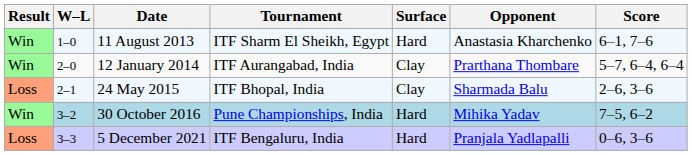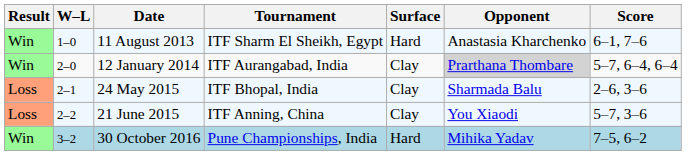(516, 65) no background -> (510, 65) lightgrey background
+ row: (138, 114)
- row: (152, 138)
